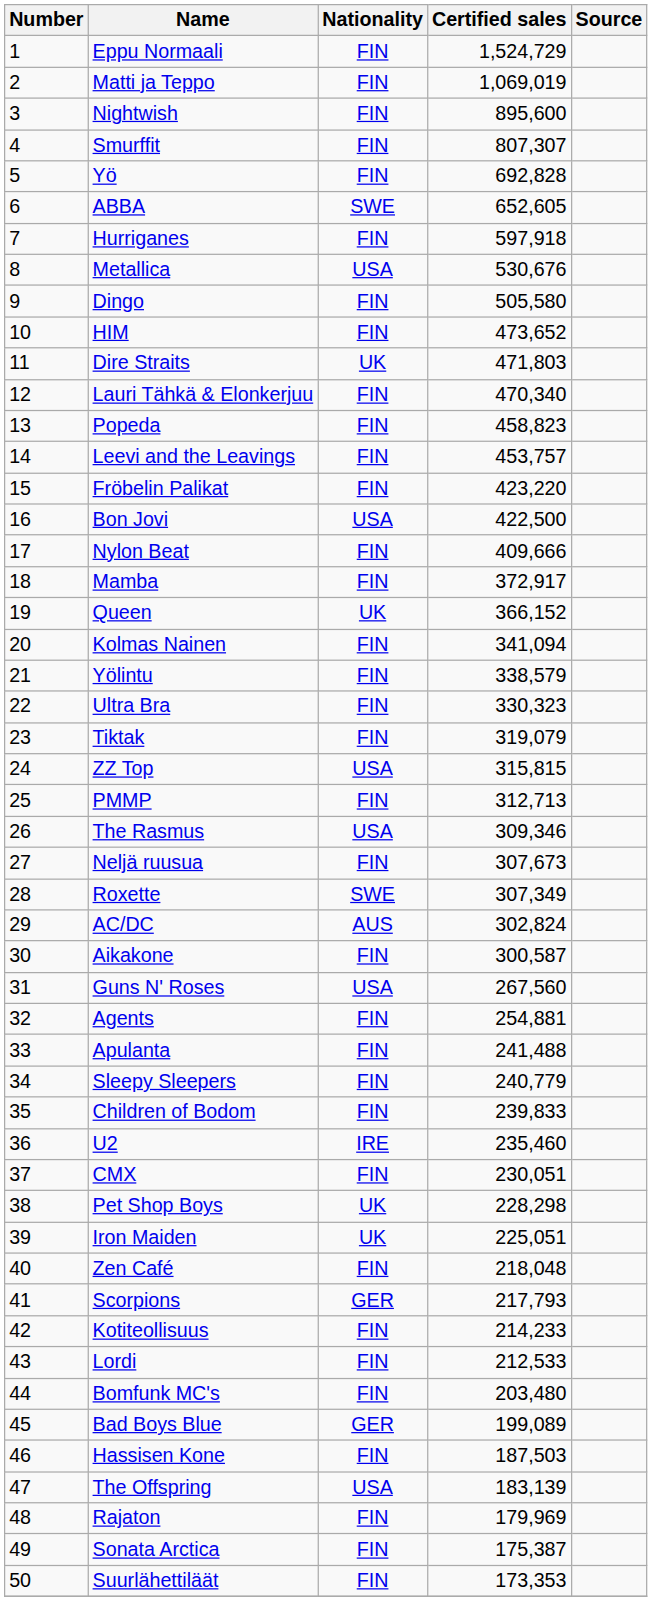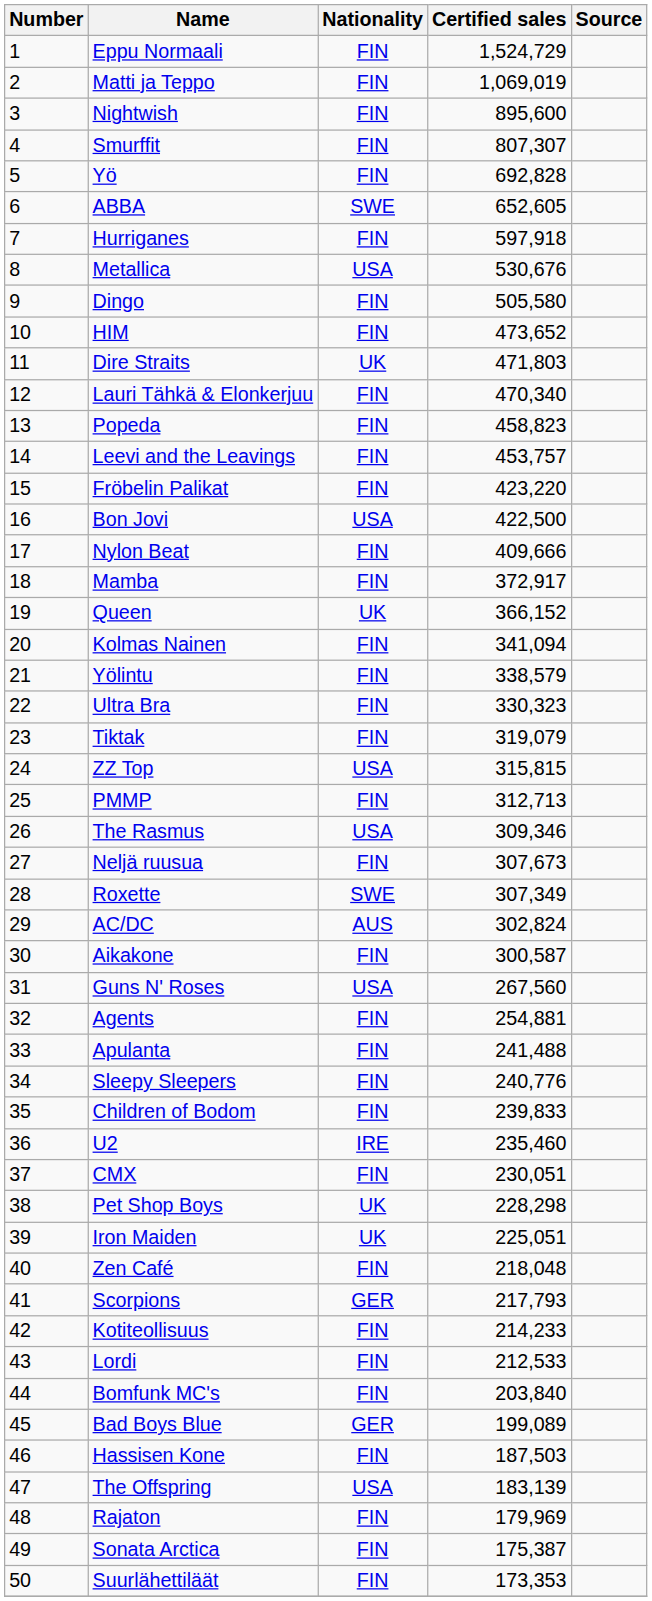(531, 1081) 240,779 -> (531, 1081) 240,776
(531, 1393) 203,480 -> (531, 1393) 203,840
